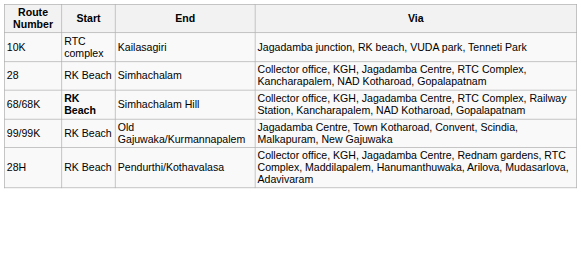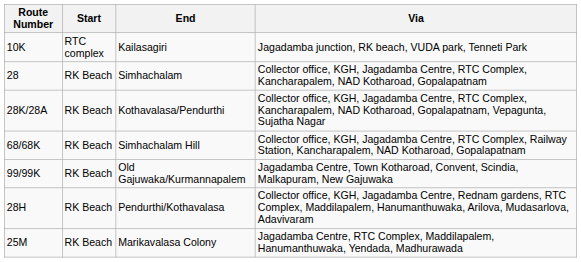+ row: (171, 110)
(80, 104) bold -> (88, 145) normal
+ row: (167, 242)
